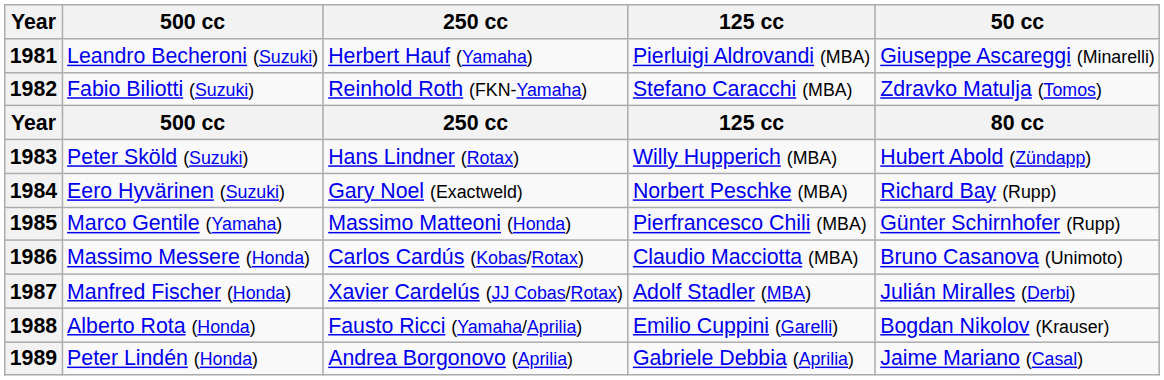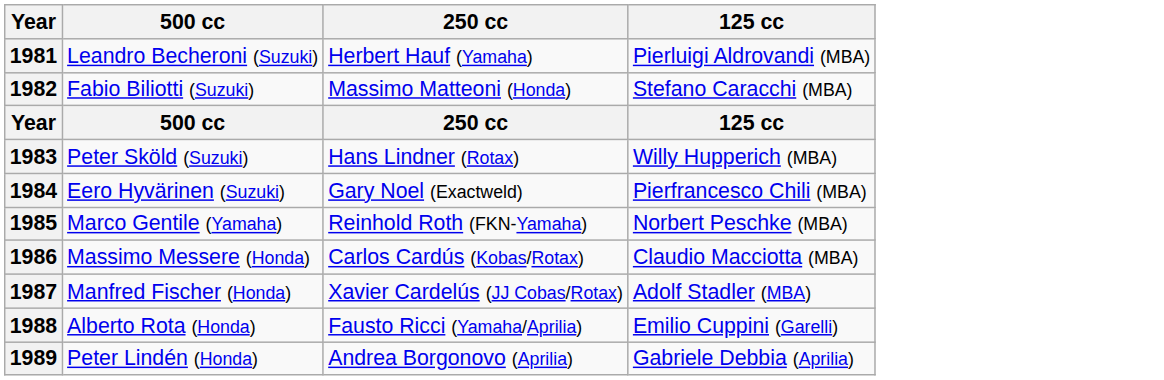- column: (1018, 22)
(458, 89) Reinhold Roth (FKN-Yamaha) -> (450, 89) Massimo Matteoni (Honda)
(740, 190) Norbert Peschke (MBA) -> (750, 190) Pierfrancesco Chili (MBA)
(450, 224) Massimo Matteoni (Honda) -> (458, 224) Reinhold Roth (FKN-Yamaha)
(750, 224) Pierfrancesco Chili (MBA) -> (740, 224) Norbert Peschke (MBA)
